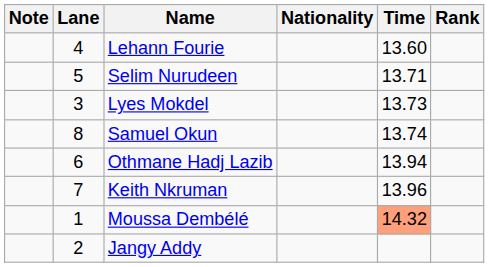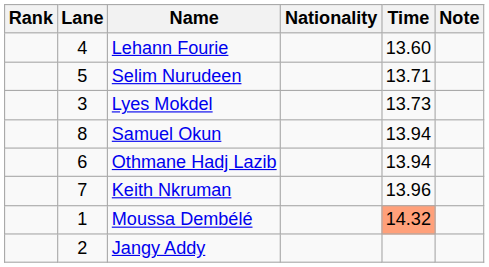columns swapped: (457, 18) <-> (29, 18)
(404, 133) 13.74 -> (408, 133) 13.94
